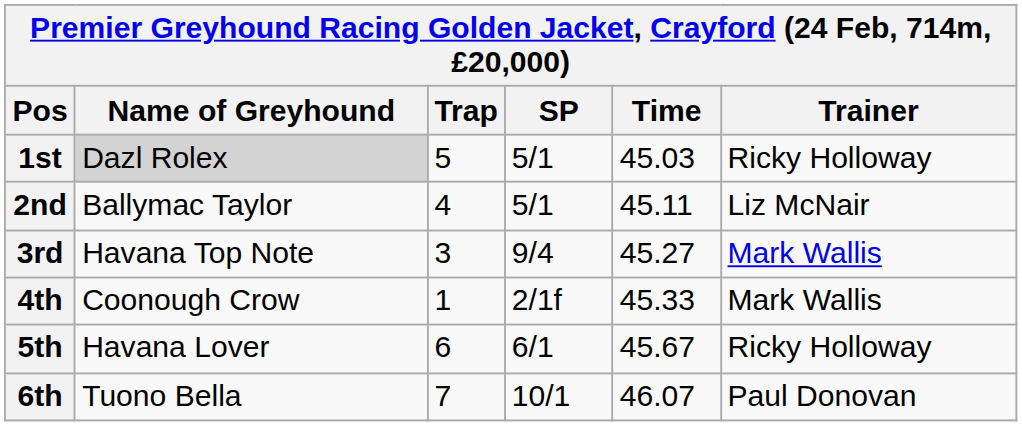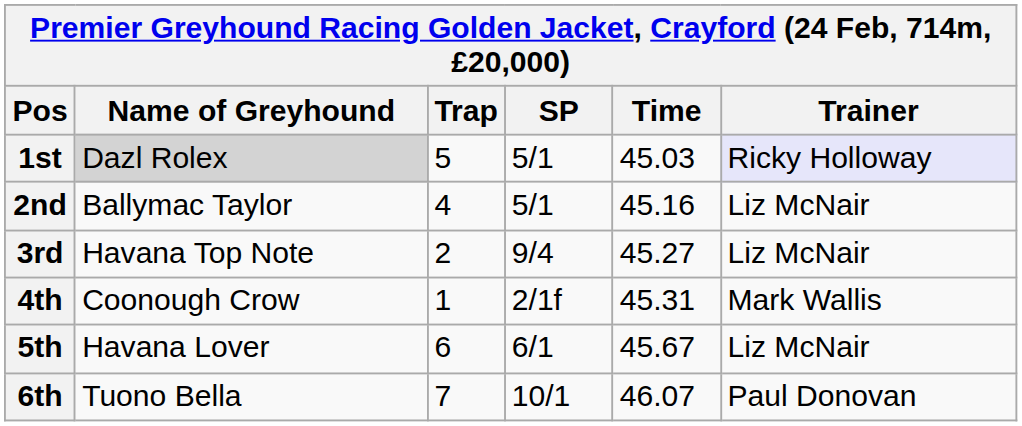(829, 157) no background -> (829, 157) lavender background
(656, 205) 45.11 -> (657, 205) 45.16
(443, 253) 3 -> (443, 253) 2
(805, 253) Mark Wallis -> (799, 253) Liz McNair
(657, 300) 45.33 -> (657, 300) 45.31
(829, 348) Ricky Holloway -> (799, 348) Liz McNair
